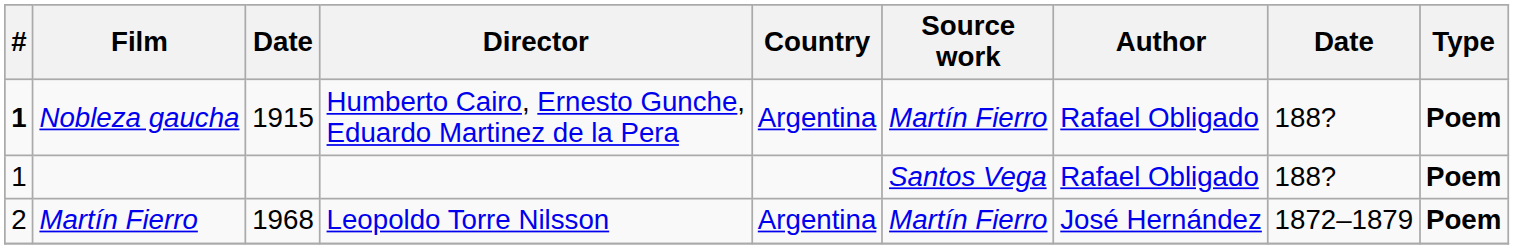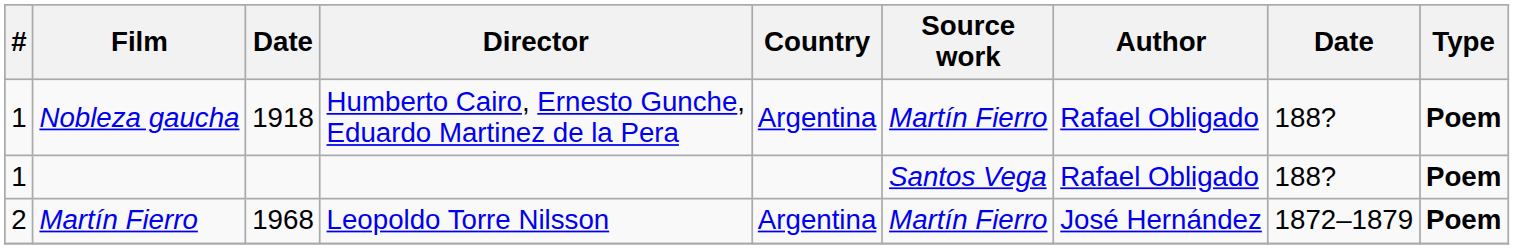(19, 117) bold -> (19, 117) normal
(283, 117) 1915 -> (283, 117) 1918
